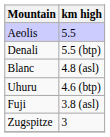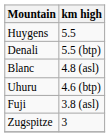- row: (22, 32)
+ row: (28, 32)
